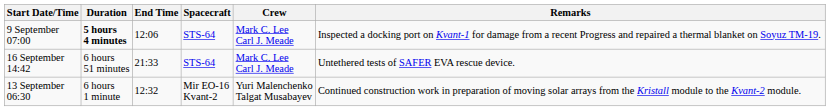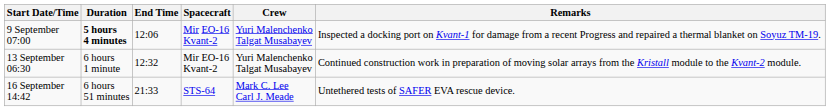(199, 35) STS-64 -> (206, 35) Mir EO-16 Kvant-2
(265, 35) Mark C. Lee Carl J. Meade -> (274, 35) Yuri Malenchenko Talgat Musabayev
rows swapped: (35, 91) <-> (35, 63)
